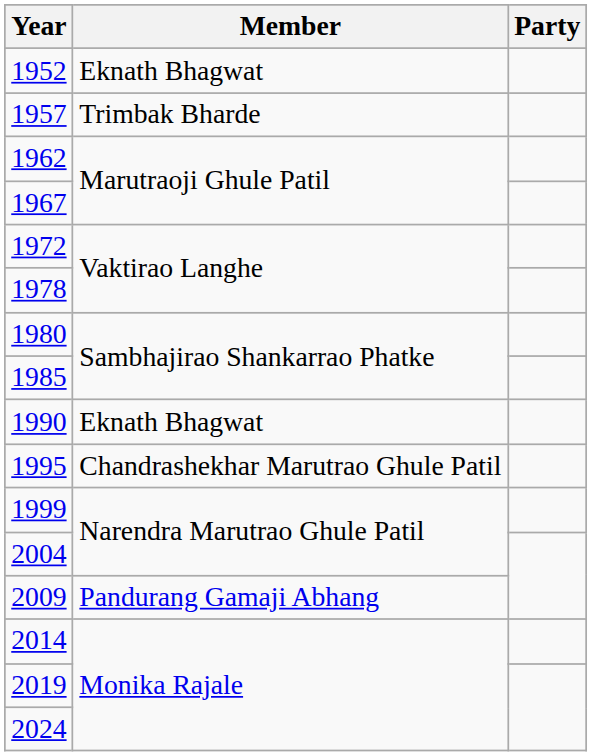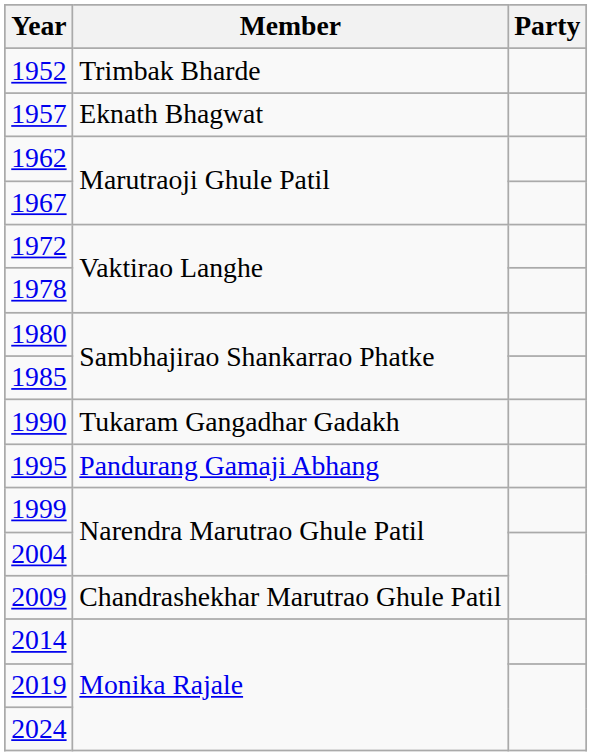(171, 70) Eknath Bhagwat -> (170, 70) Trimbak Bharde
(170, 114) Trimbak Bharde -> (171, 114) Eknath Bhagwat
(171, 421) Eknath Bhagwat -> (240, 421) Tukaram Gangadhar Gadakh
(290, 465) Chandrashekhar Marutrao Ghule Patil -> (229, 465) Pandurang Gamaji Abhang
(229, 597) Pandurang Gamaji Abhang -> (290, 597) Chandrashekhar Marutrao Ghule Patil
